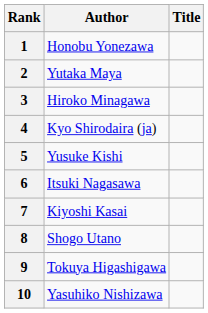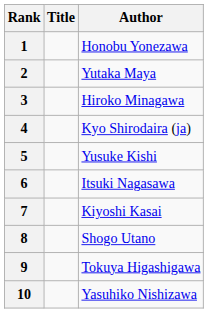columns swapped: (107, 18) <-> (187, 18)
